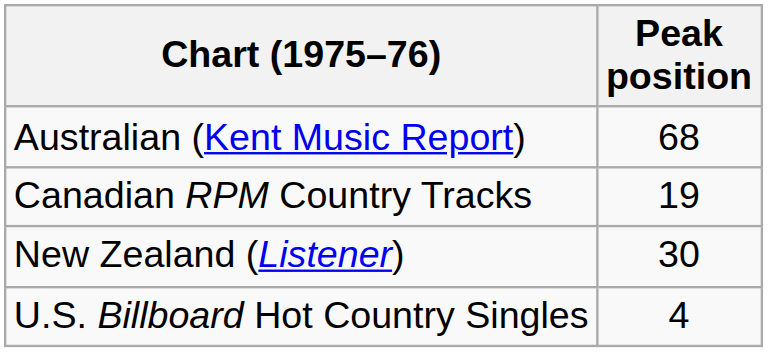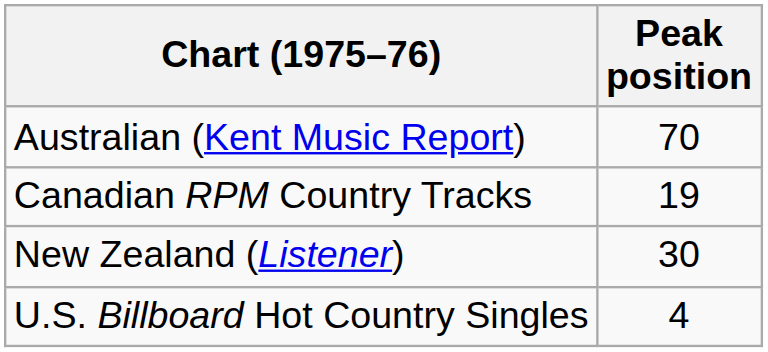(679, 136) 68 -> (679, 136) 70
